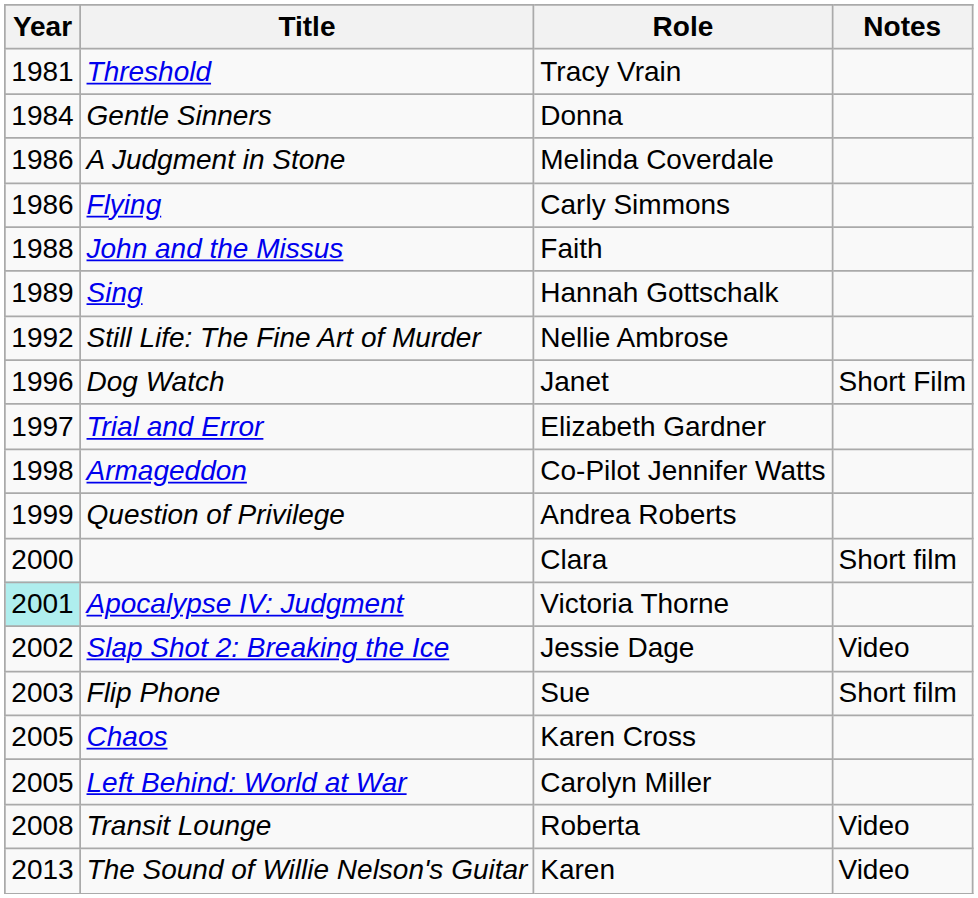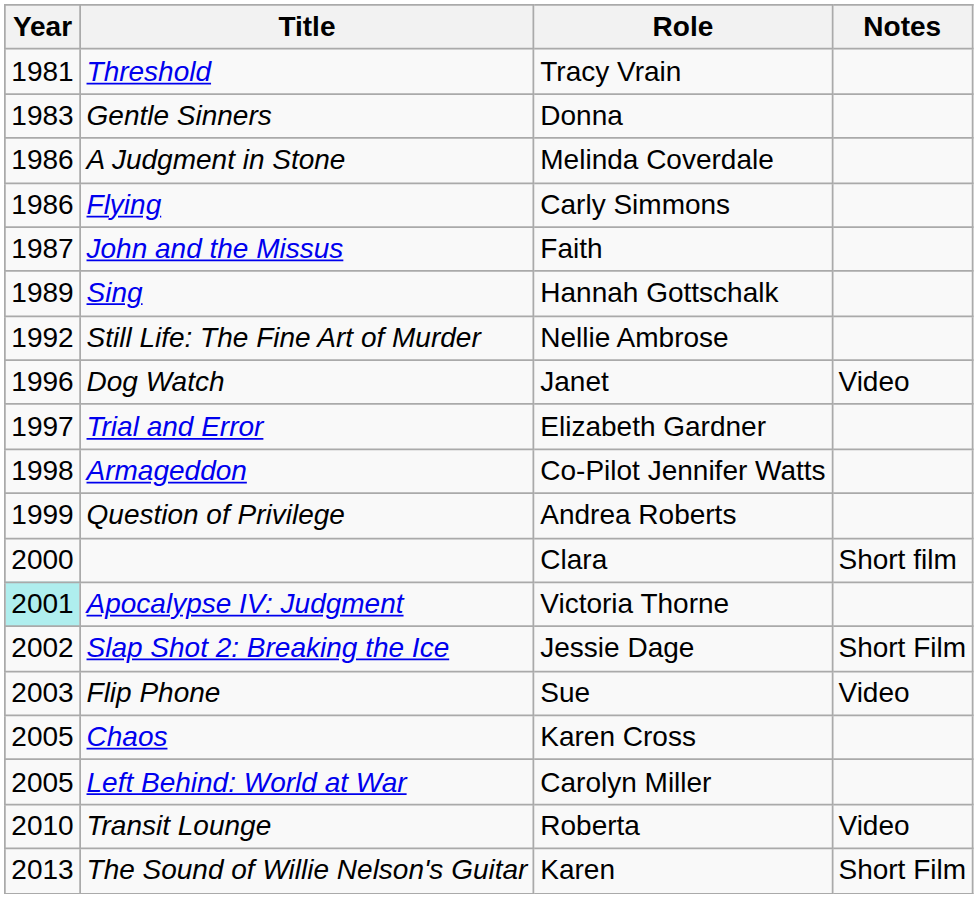(42, 115) 1984 -> (42, 115) 1983
(42, 248) 1988 -> (42, 248) 1987
(902, 381) Short Film -> (874, 381) Video
(874, 648) Video -> (902, 648) Short Film
(898, 692) Short film -> (874, 692) Video
(42, 826) 2008 -> (42, 826) 2010
(874, 870) Video -> (902, 870) Short Film
